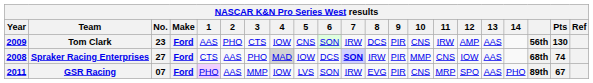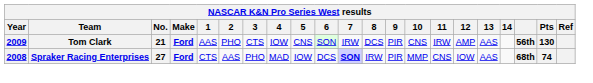(161, 41) 23 -> (161, 41) 21
(282, 56) lightgrey background -> (279, 56) no background
- row: (90, 71)
